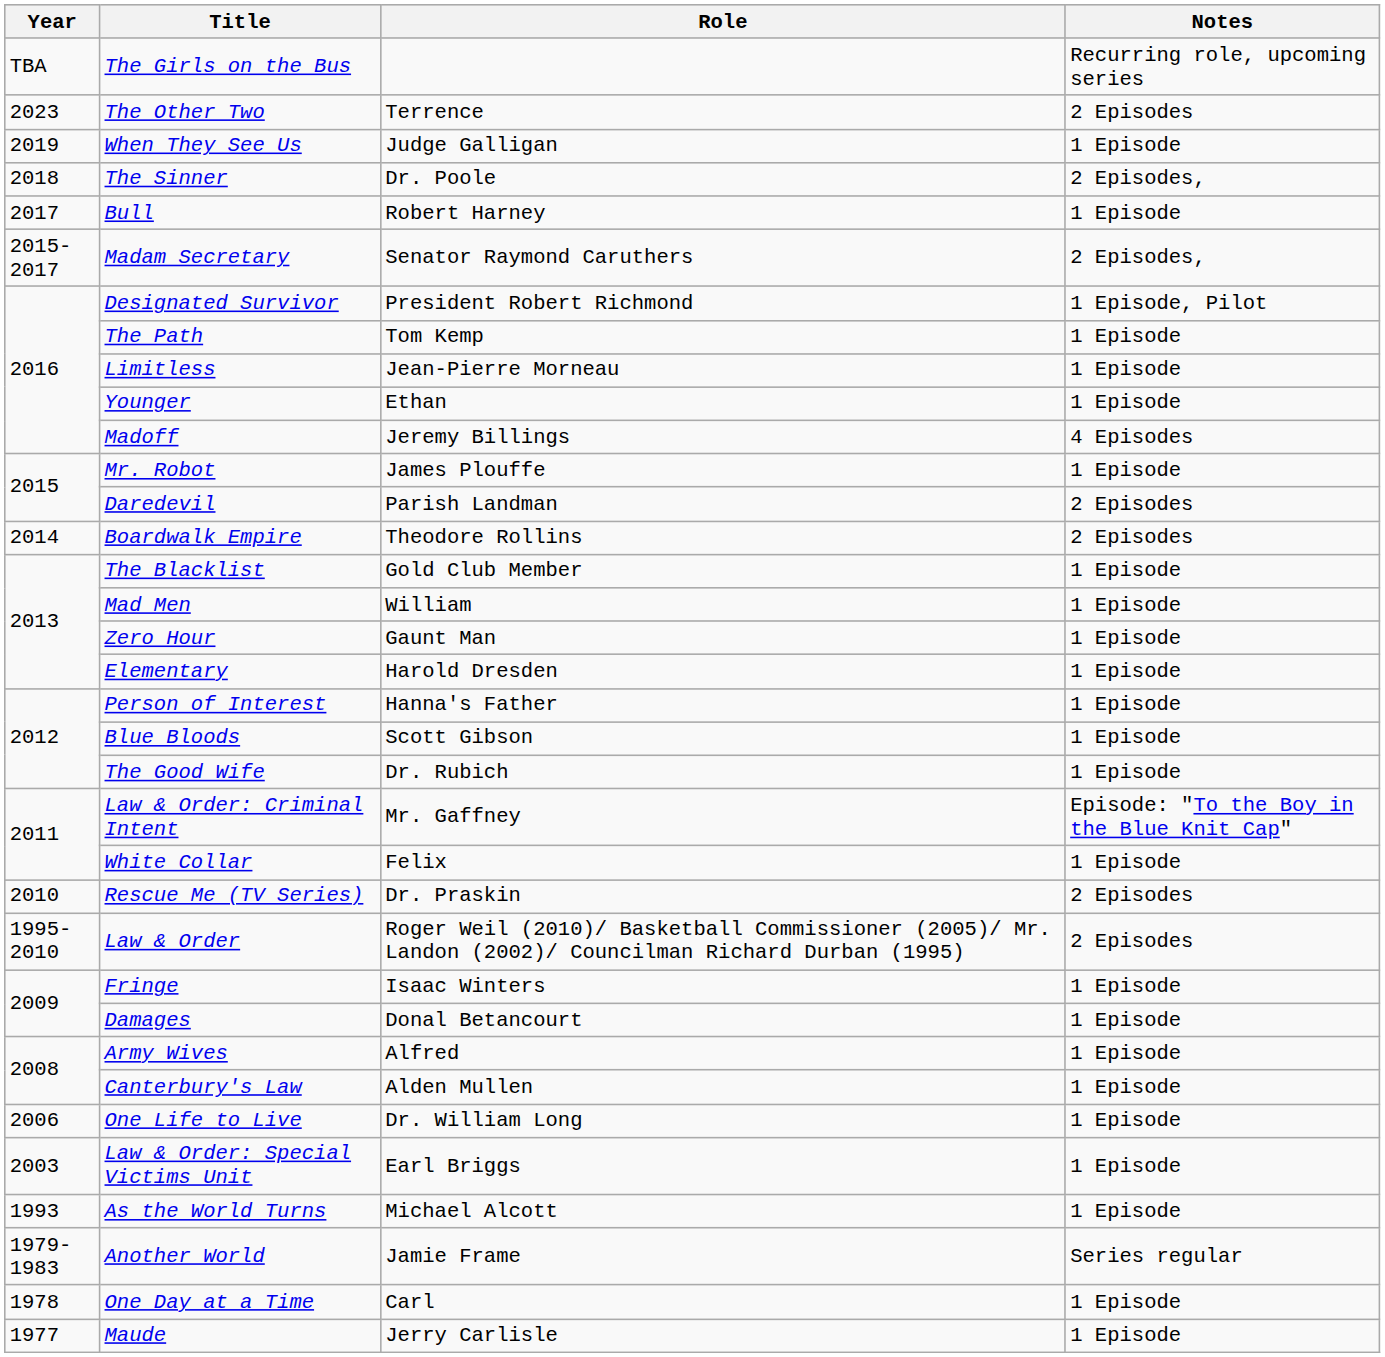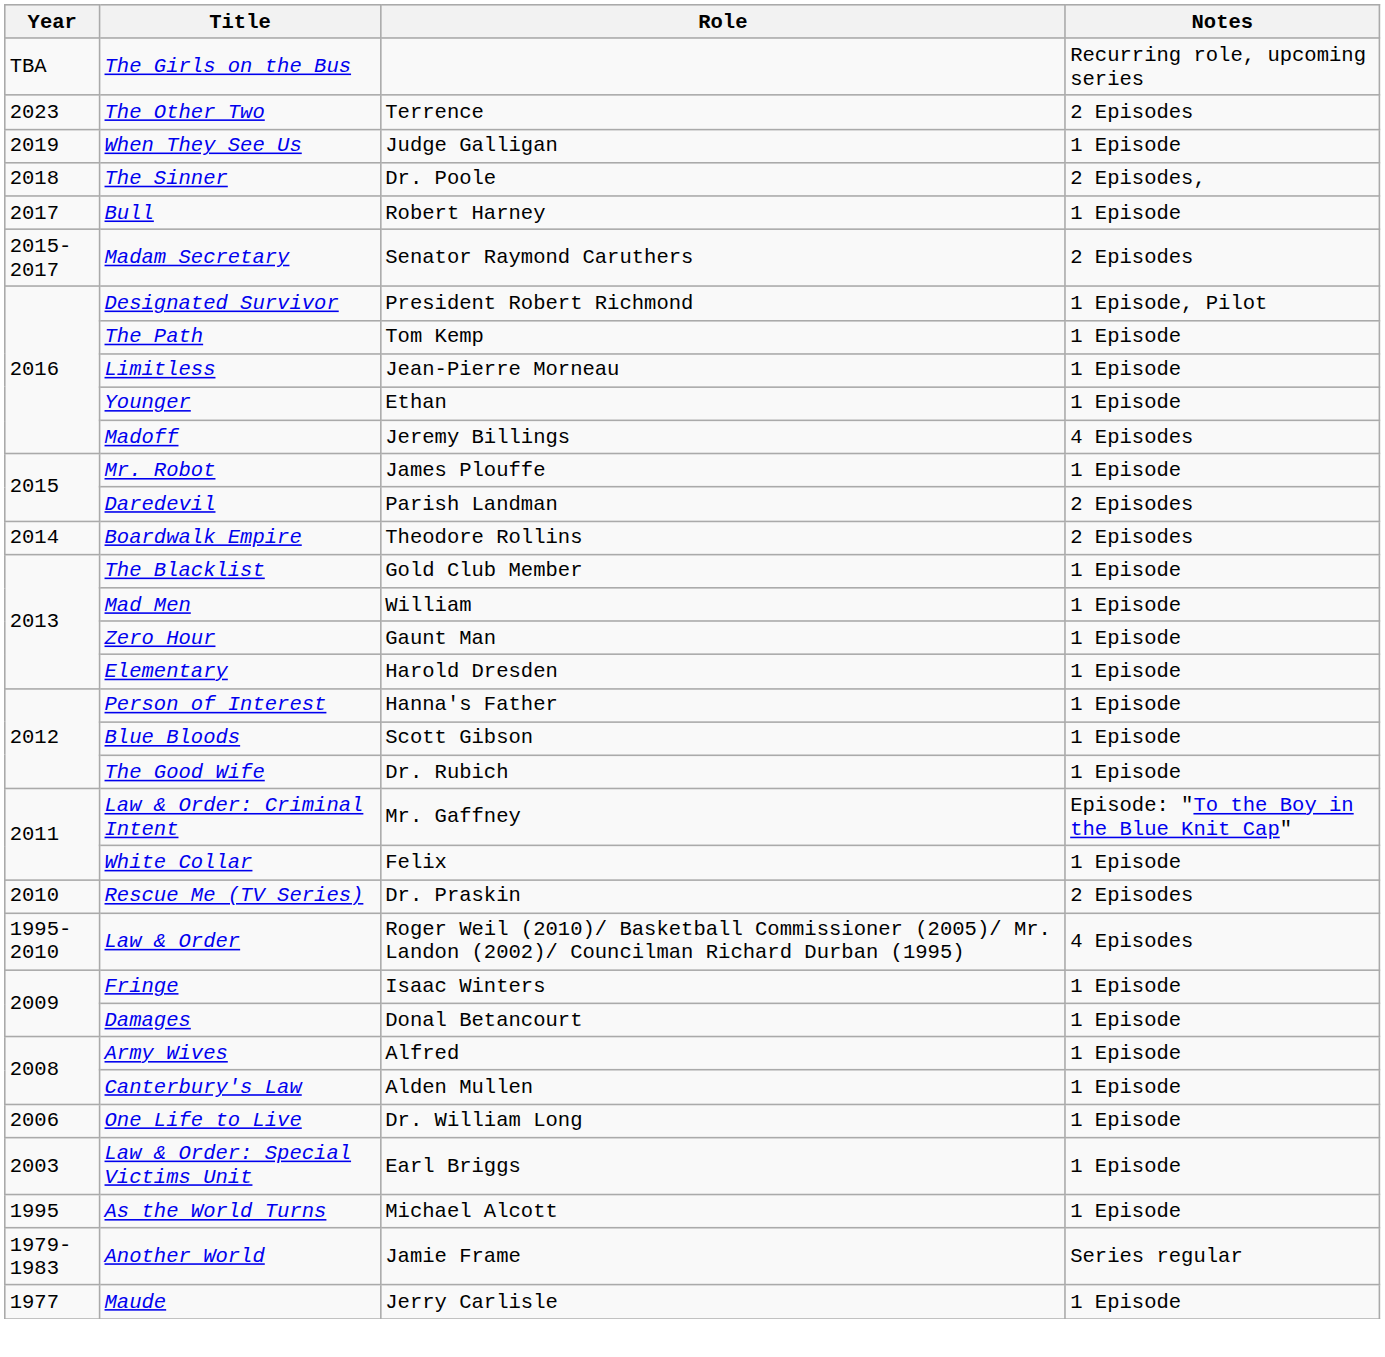(1138, 258) 2 Episodes, -> (1132, 258) 2 Episodes
(1132, 941) 2 Episodes -> (1132, 941) 4 Episodes
(34, 1211) 1993 -> (34, 1211) 1995
- row: (209, 1302)
